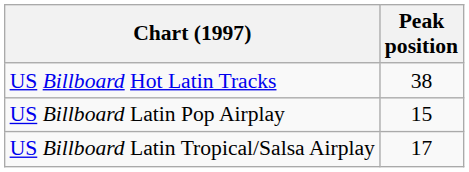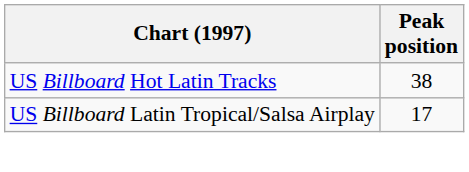- row: (147, 114)
